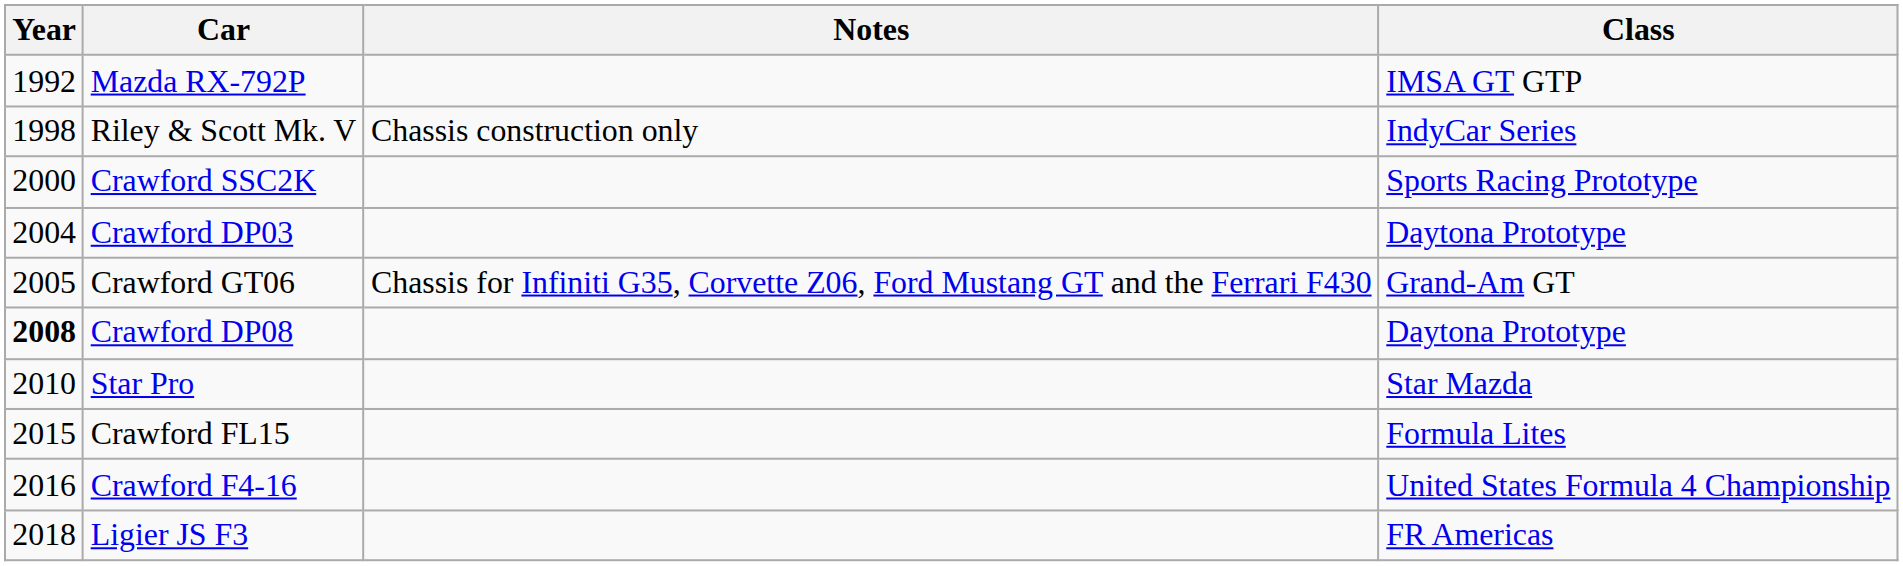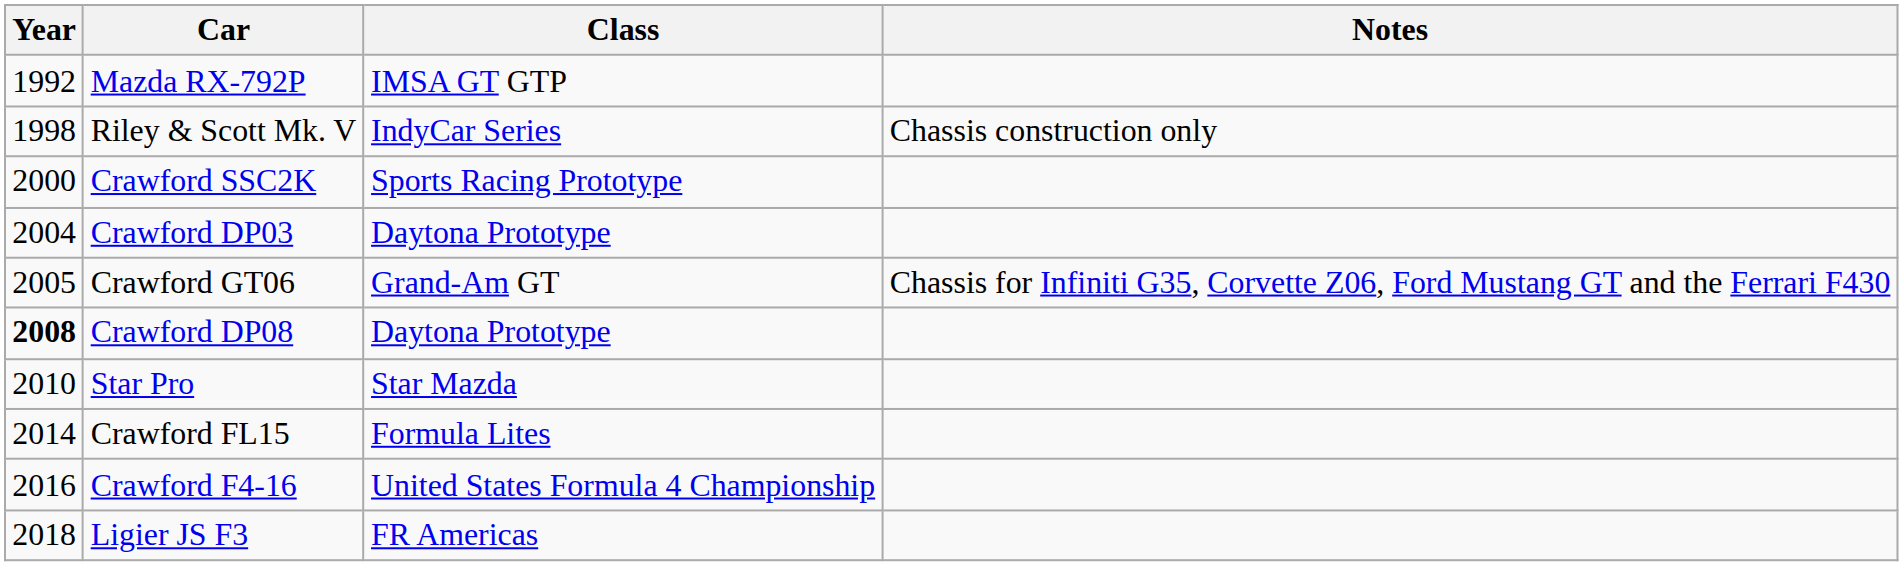columns swapped: (1638, 29) <-> (871, 29)
(44, 433) 2015 -> (44, 433) 2014
